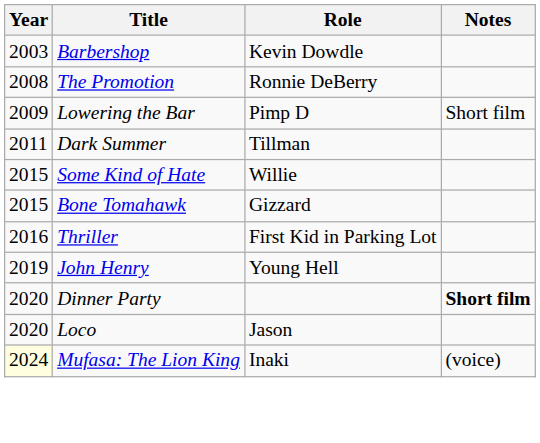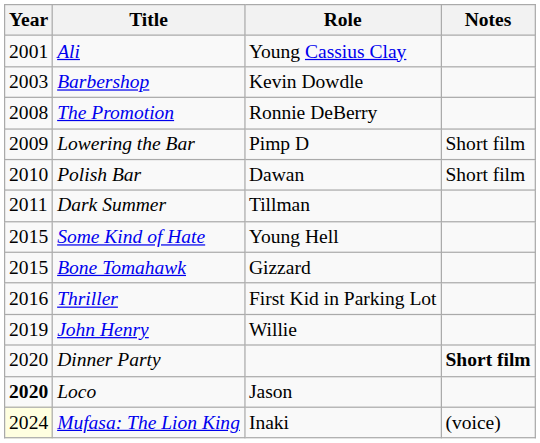+ row: (69, 50)
+ row: (99, 174)
(273, 174) Willie -> (294, 236) Young Hell
(294, 267) Young Hell -> (273, 329) Willie
(29, 329) normal -> (29, 391) bold
